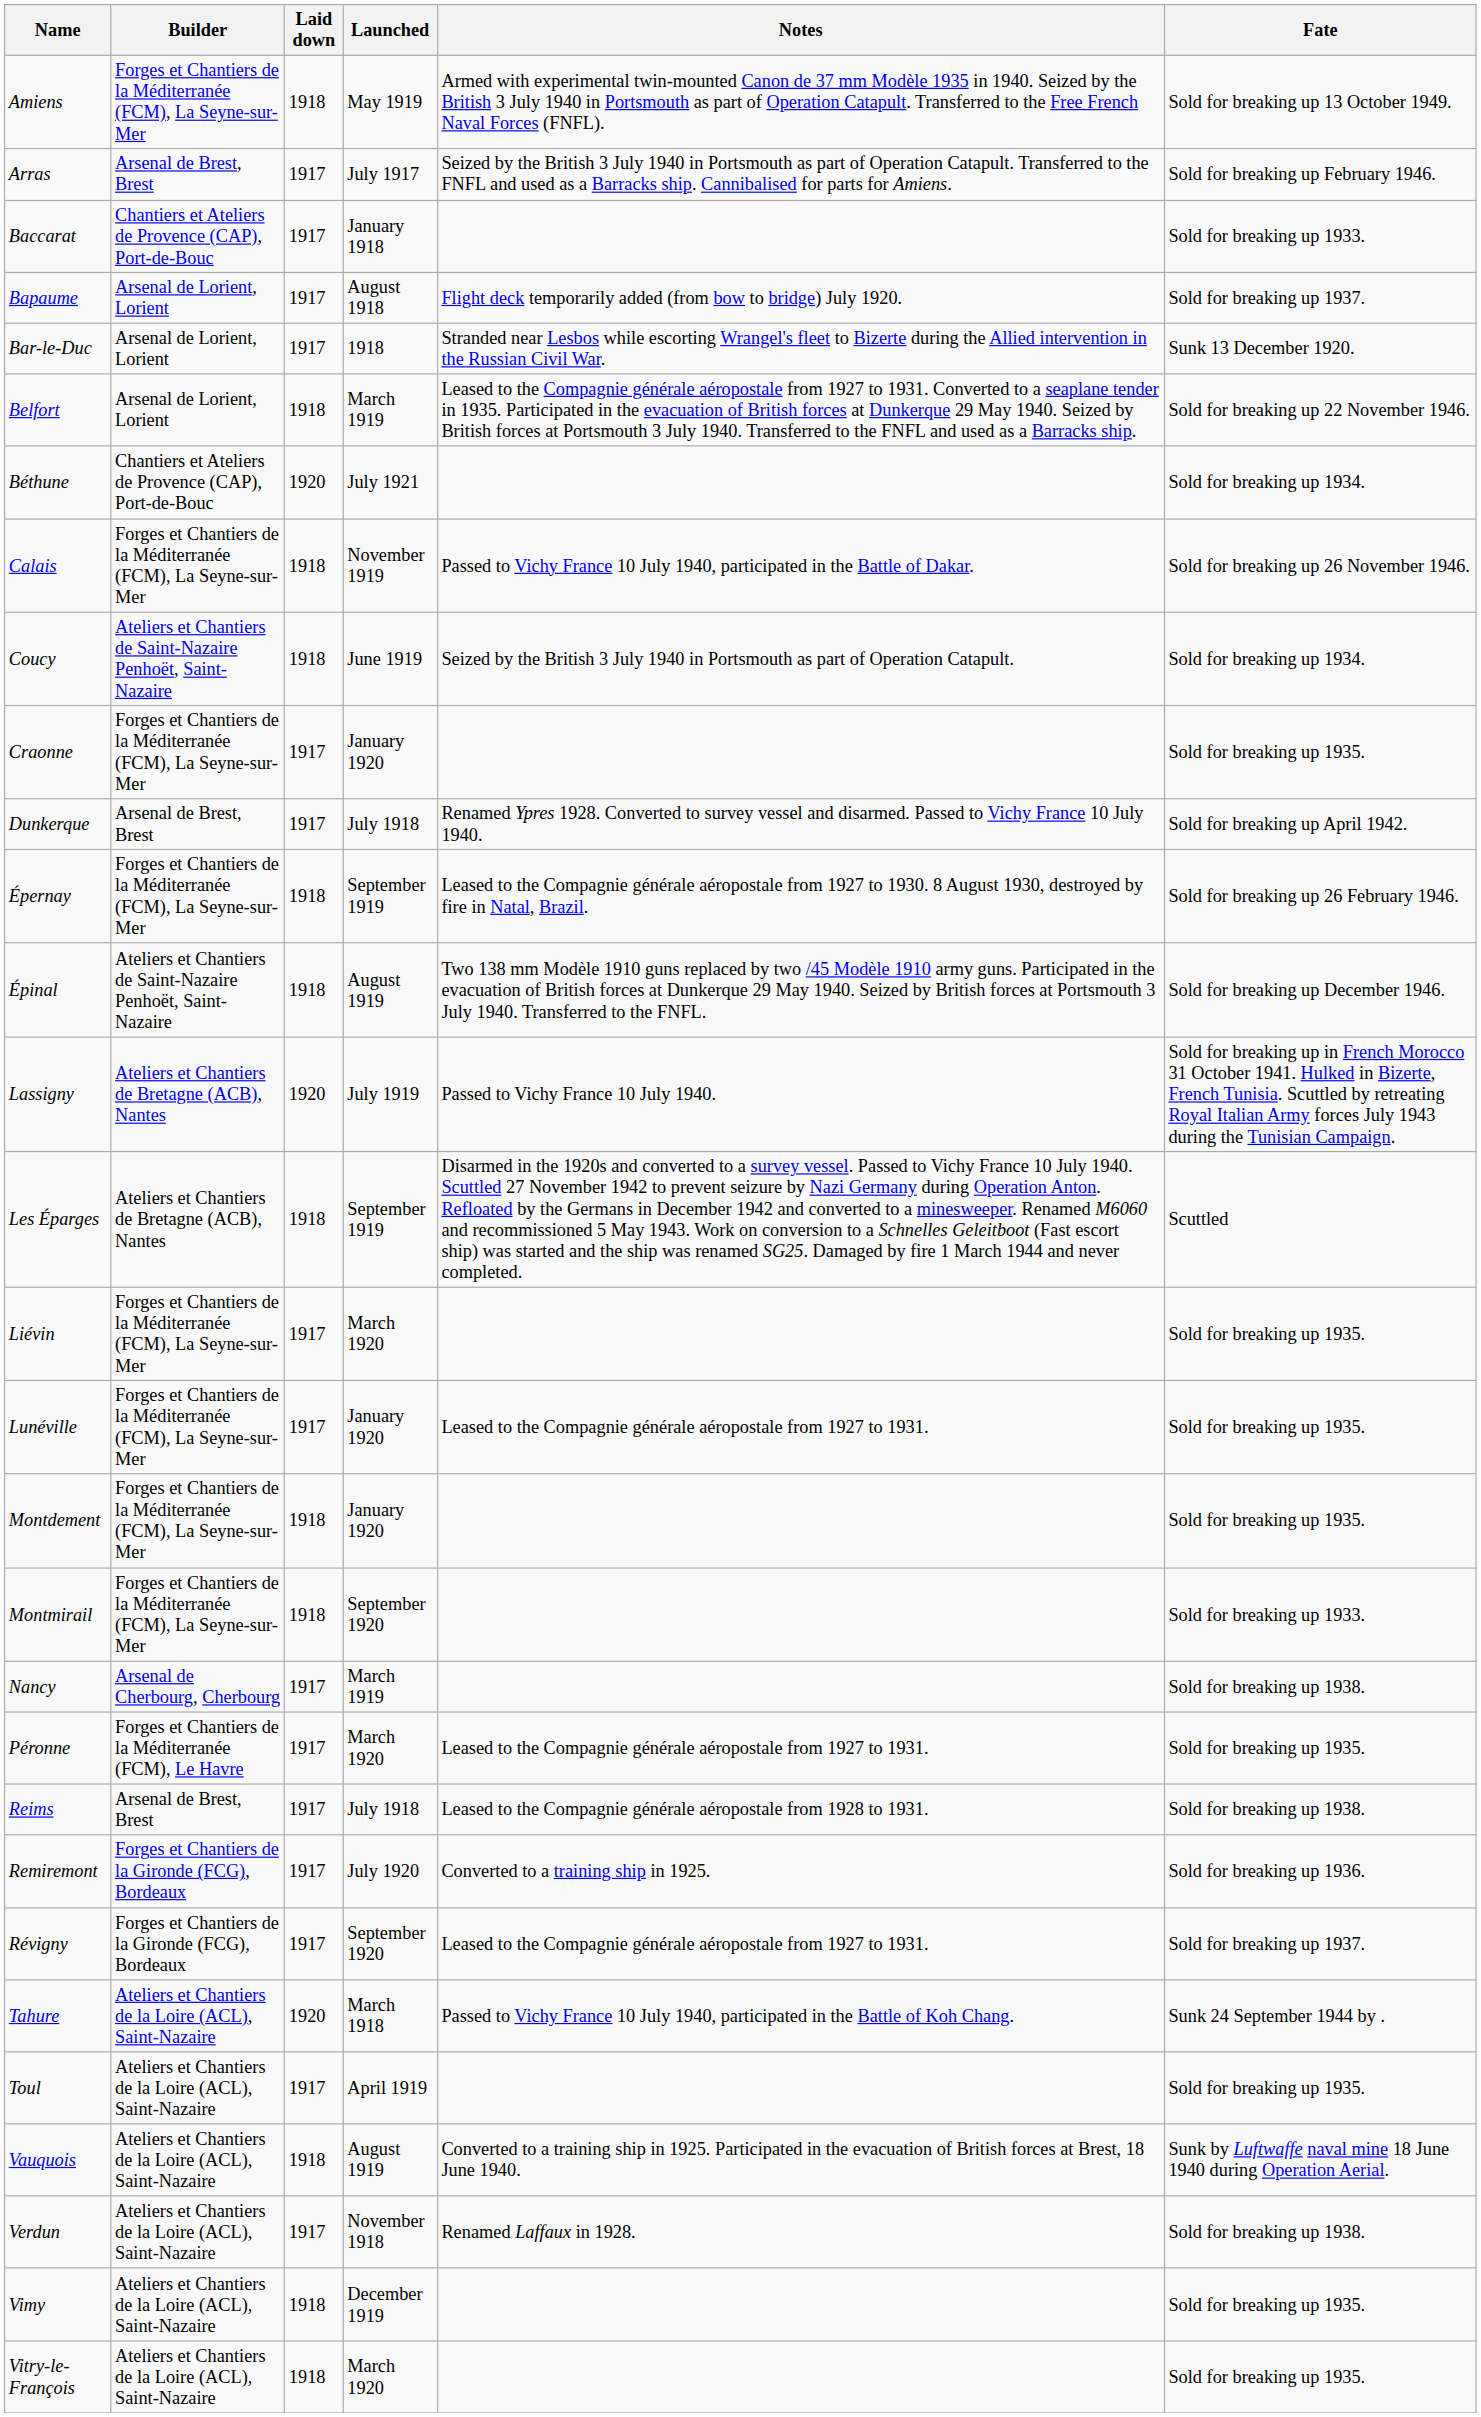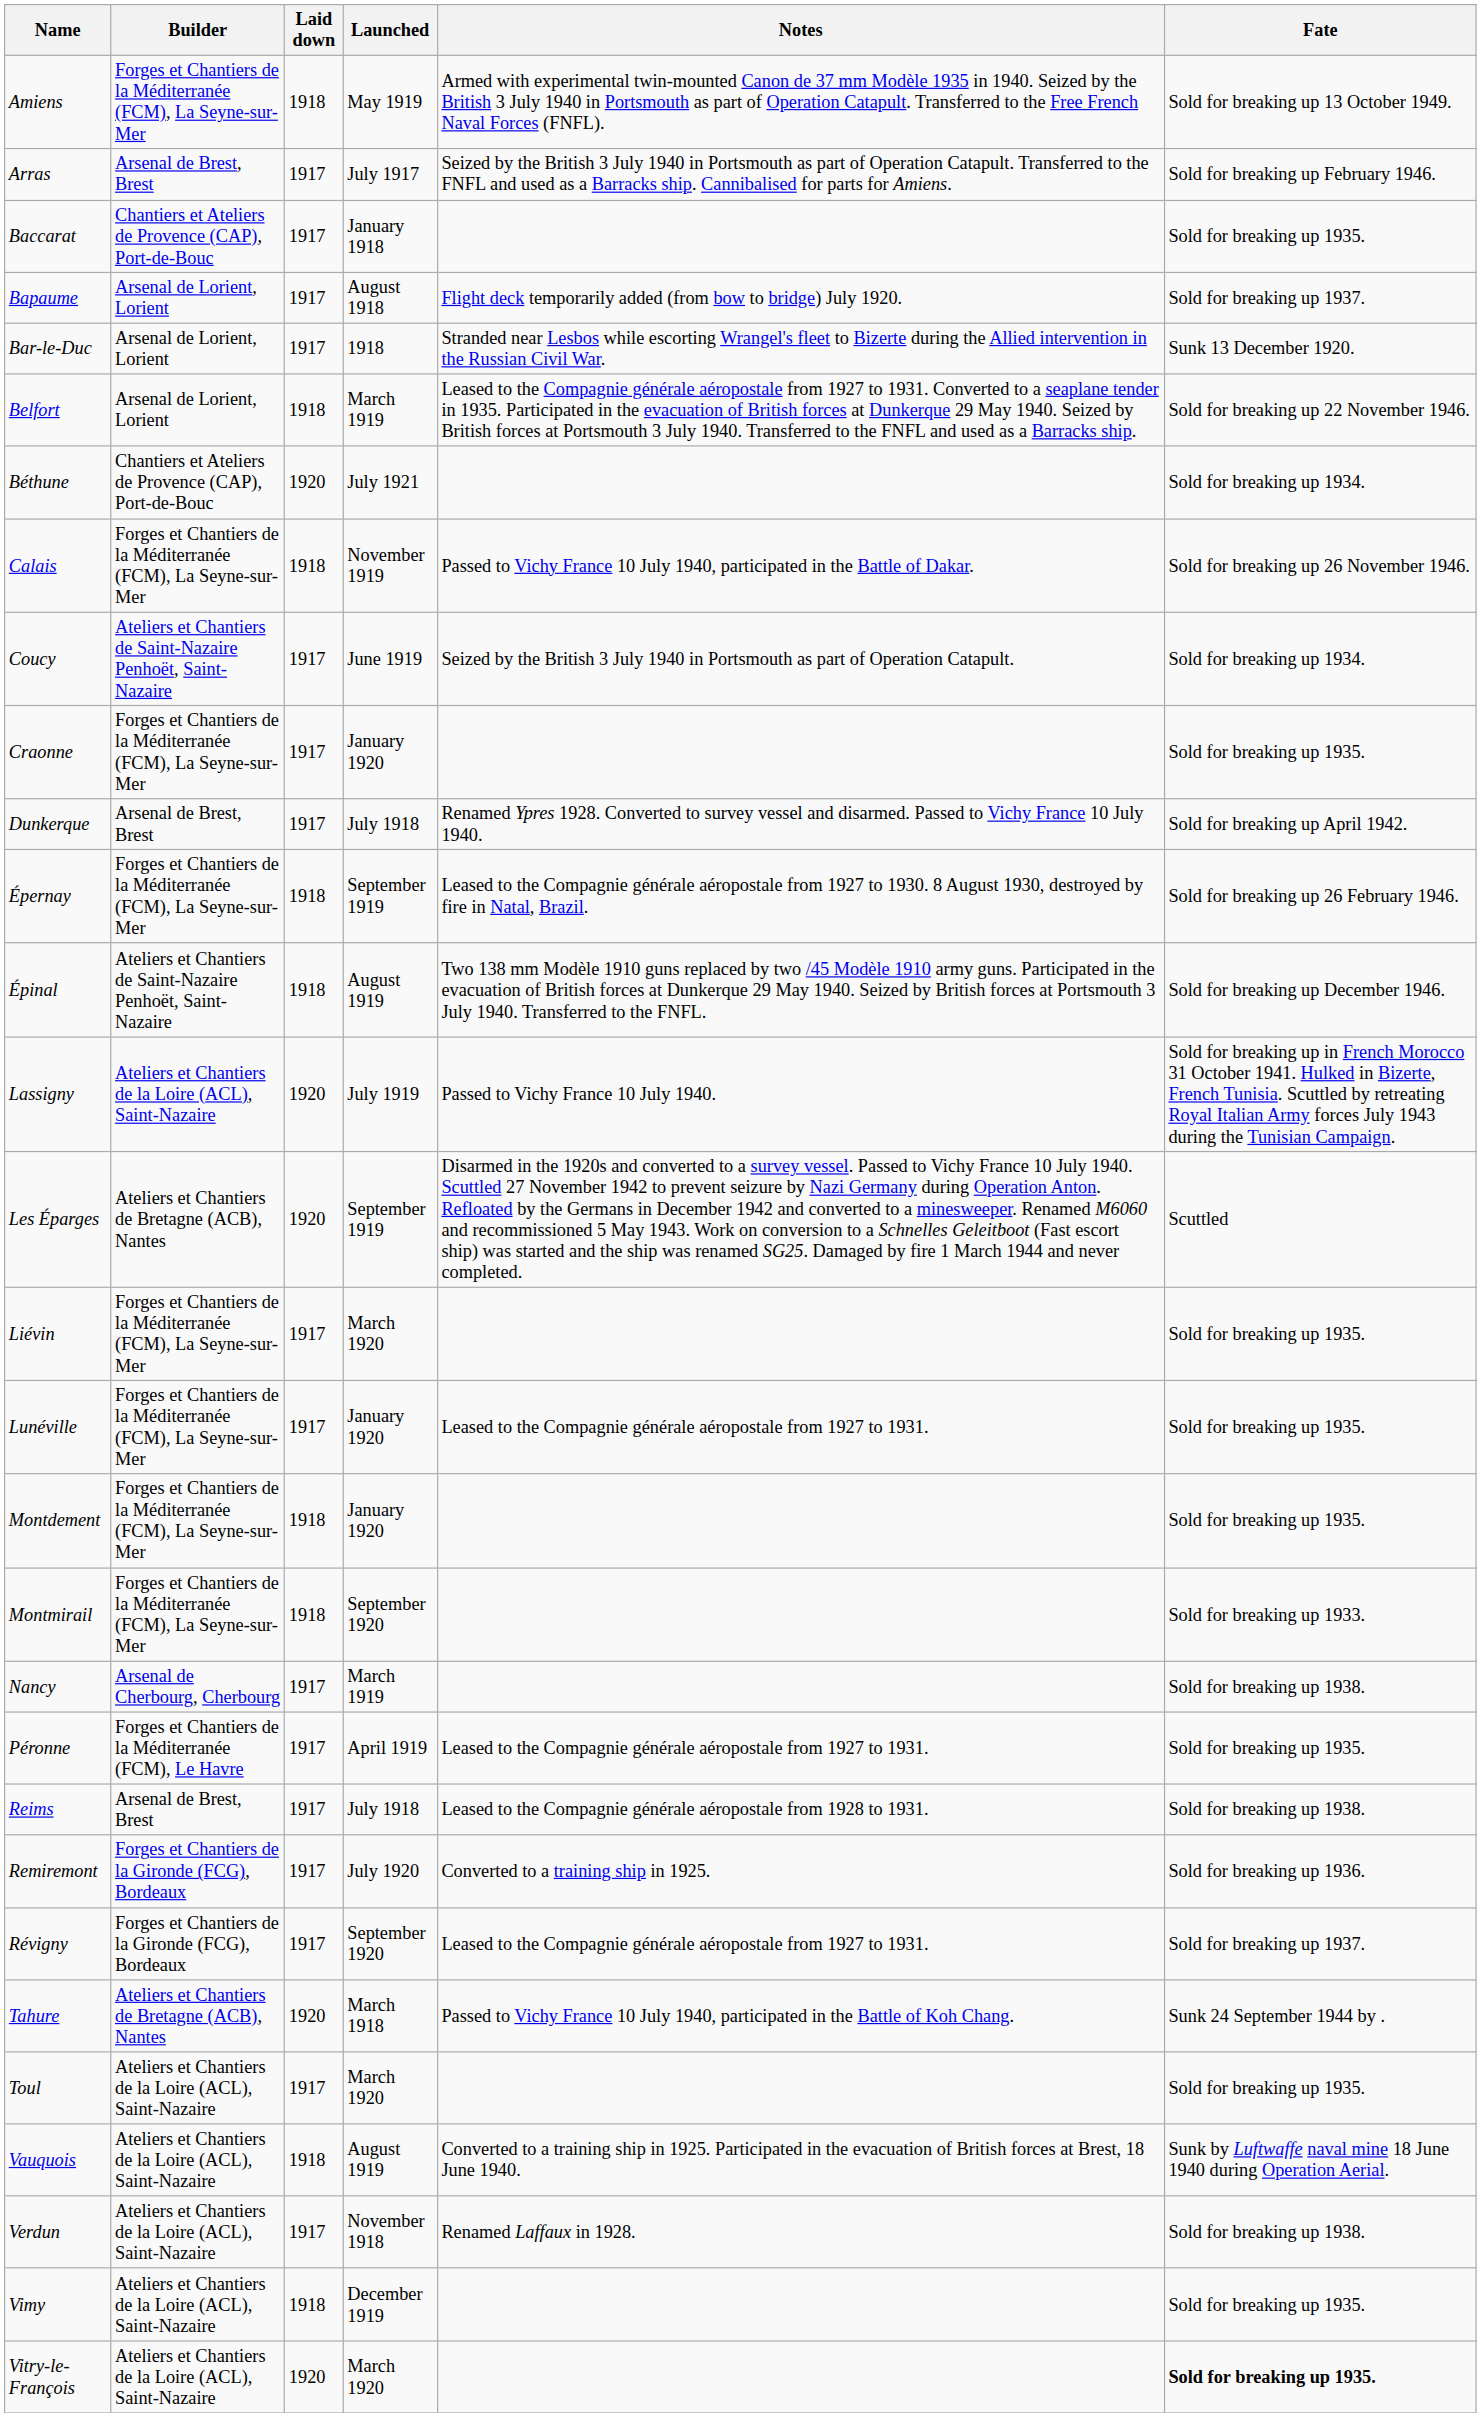(1267, 235) Sold for breaking up 1933. -> (1267, 235) Sold for breaking up 1935.
(307, 658) 1918 -> (307, 658) 1917
(190, 1093) Ateliers et Chantiers de Bretagne (ACB), Nantes -> (190, 1093) Ateliers et Chantiers de la Loire (ACL), Saint-Nazaire
(307, 1218) 1918 -> (307, 1218) 1920
(371, 1747) March 1920 -> (387, 1747) April 1919
(190, 2015) Ateliers et Chantiers de la Loire (ACL), Saint-Nazaire -> (190, 2015) Ateliers et Chantiers de Bretagne (ACB), Nantes
(387, 2087) April 1919 -> (371, 2087) March 1920
(307, 2376) 1918 -> (307, 2376) 1920
(1267, 2376) normal -> (1272, 2376) bold
